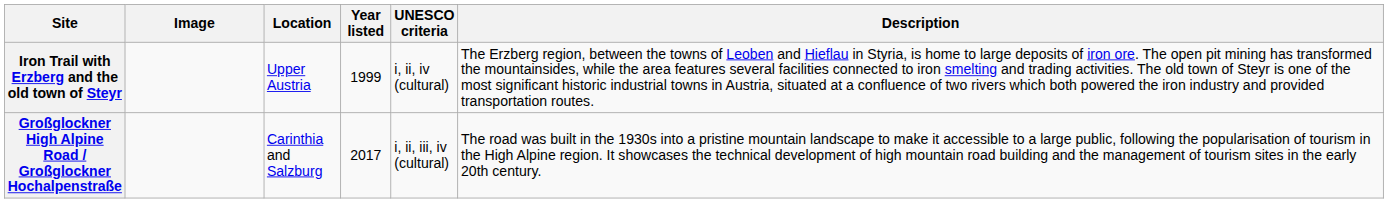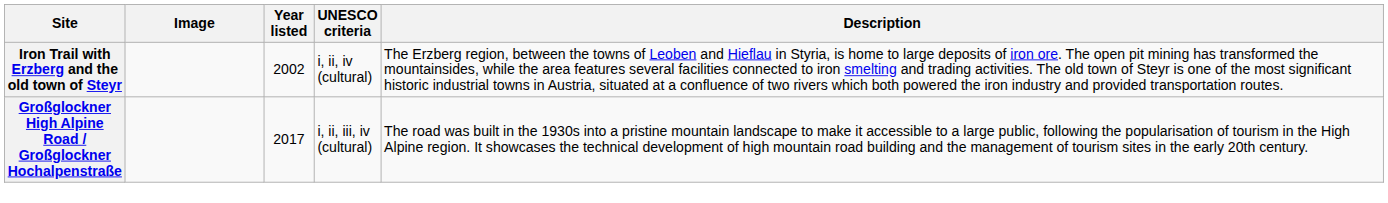- column: (302, 23)
(366, 77) 1999 -> (289, 69) 2002
